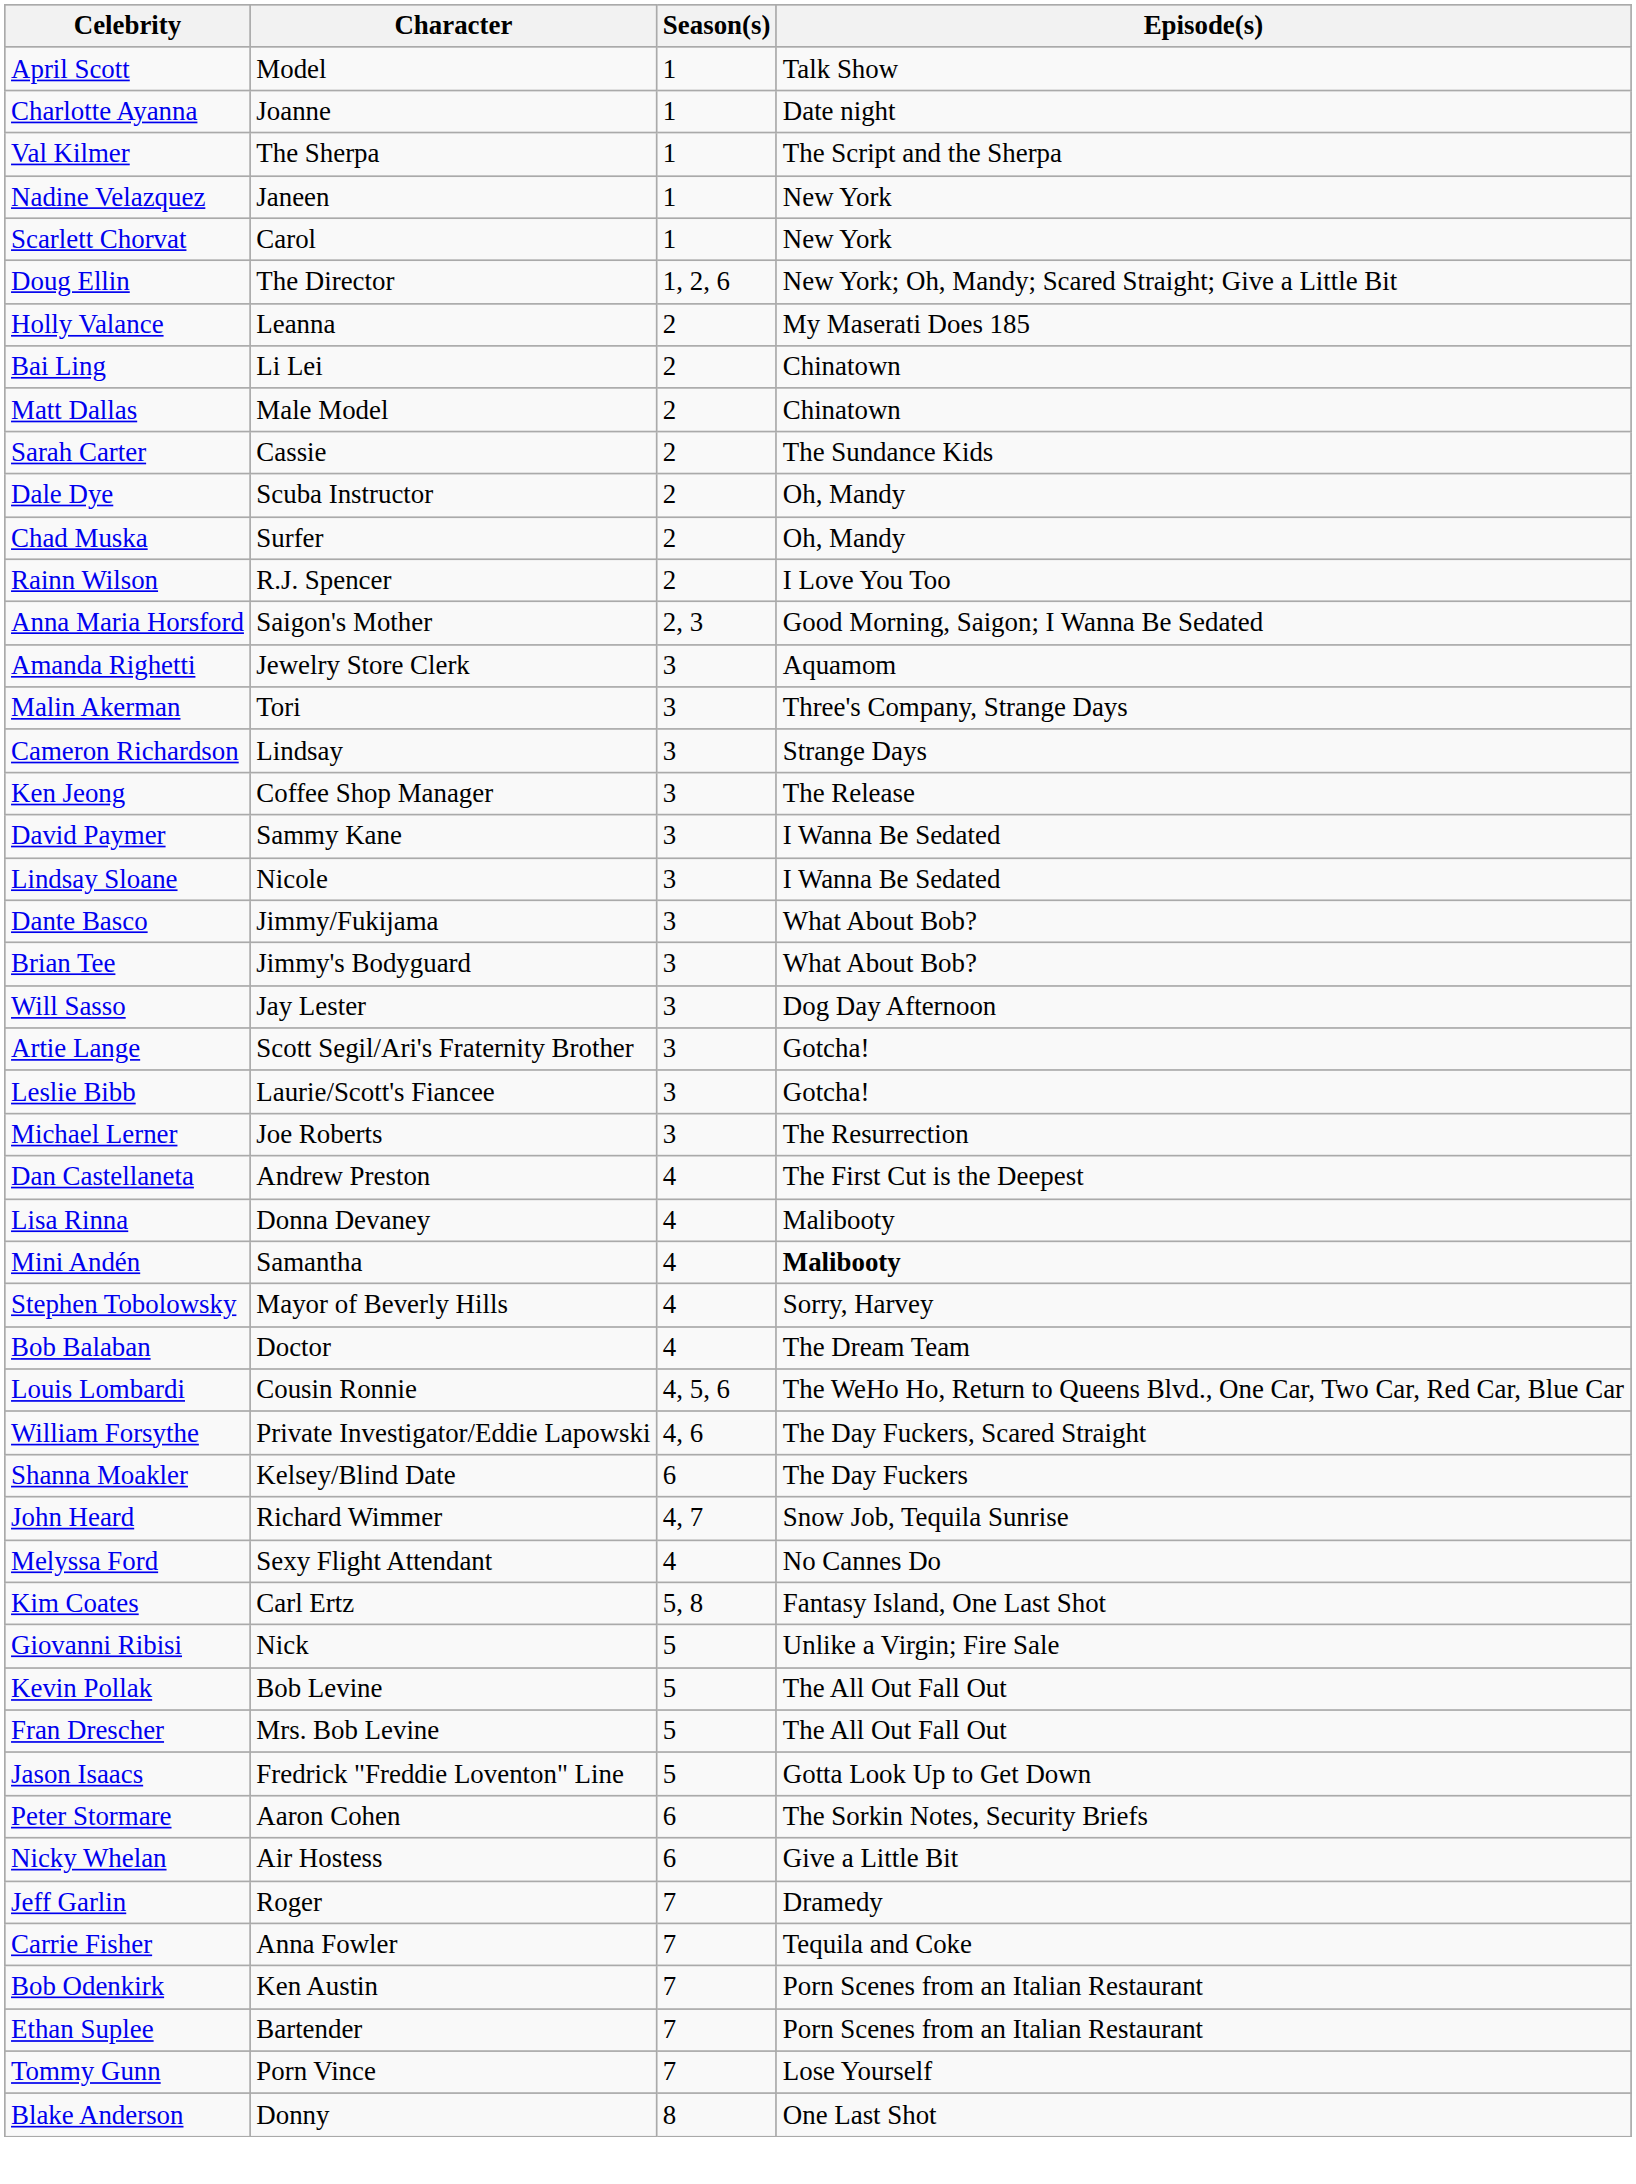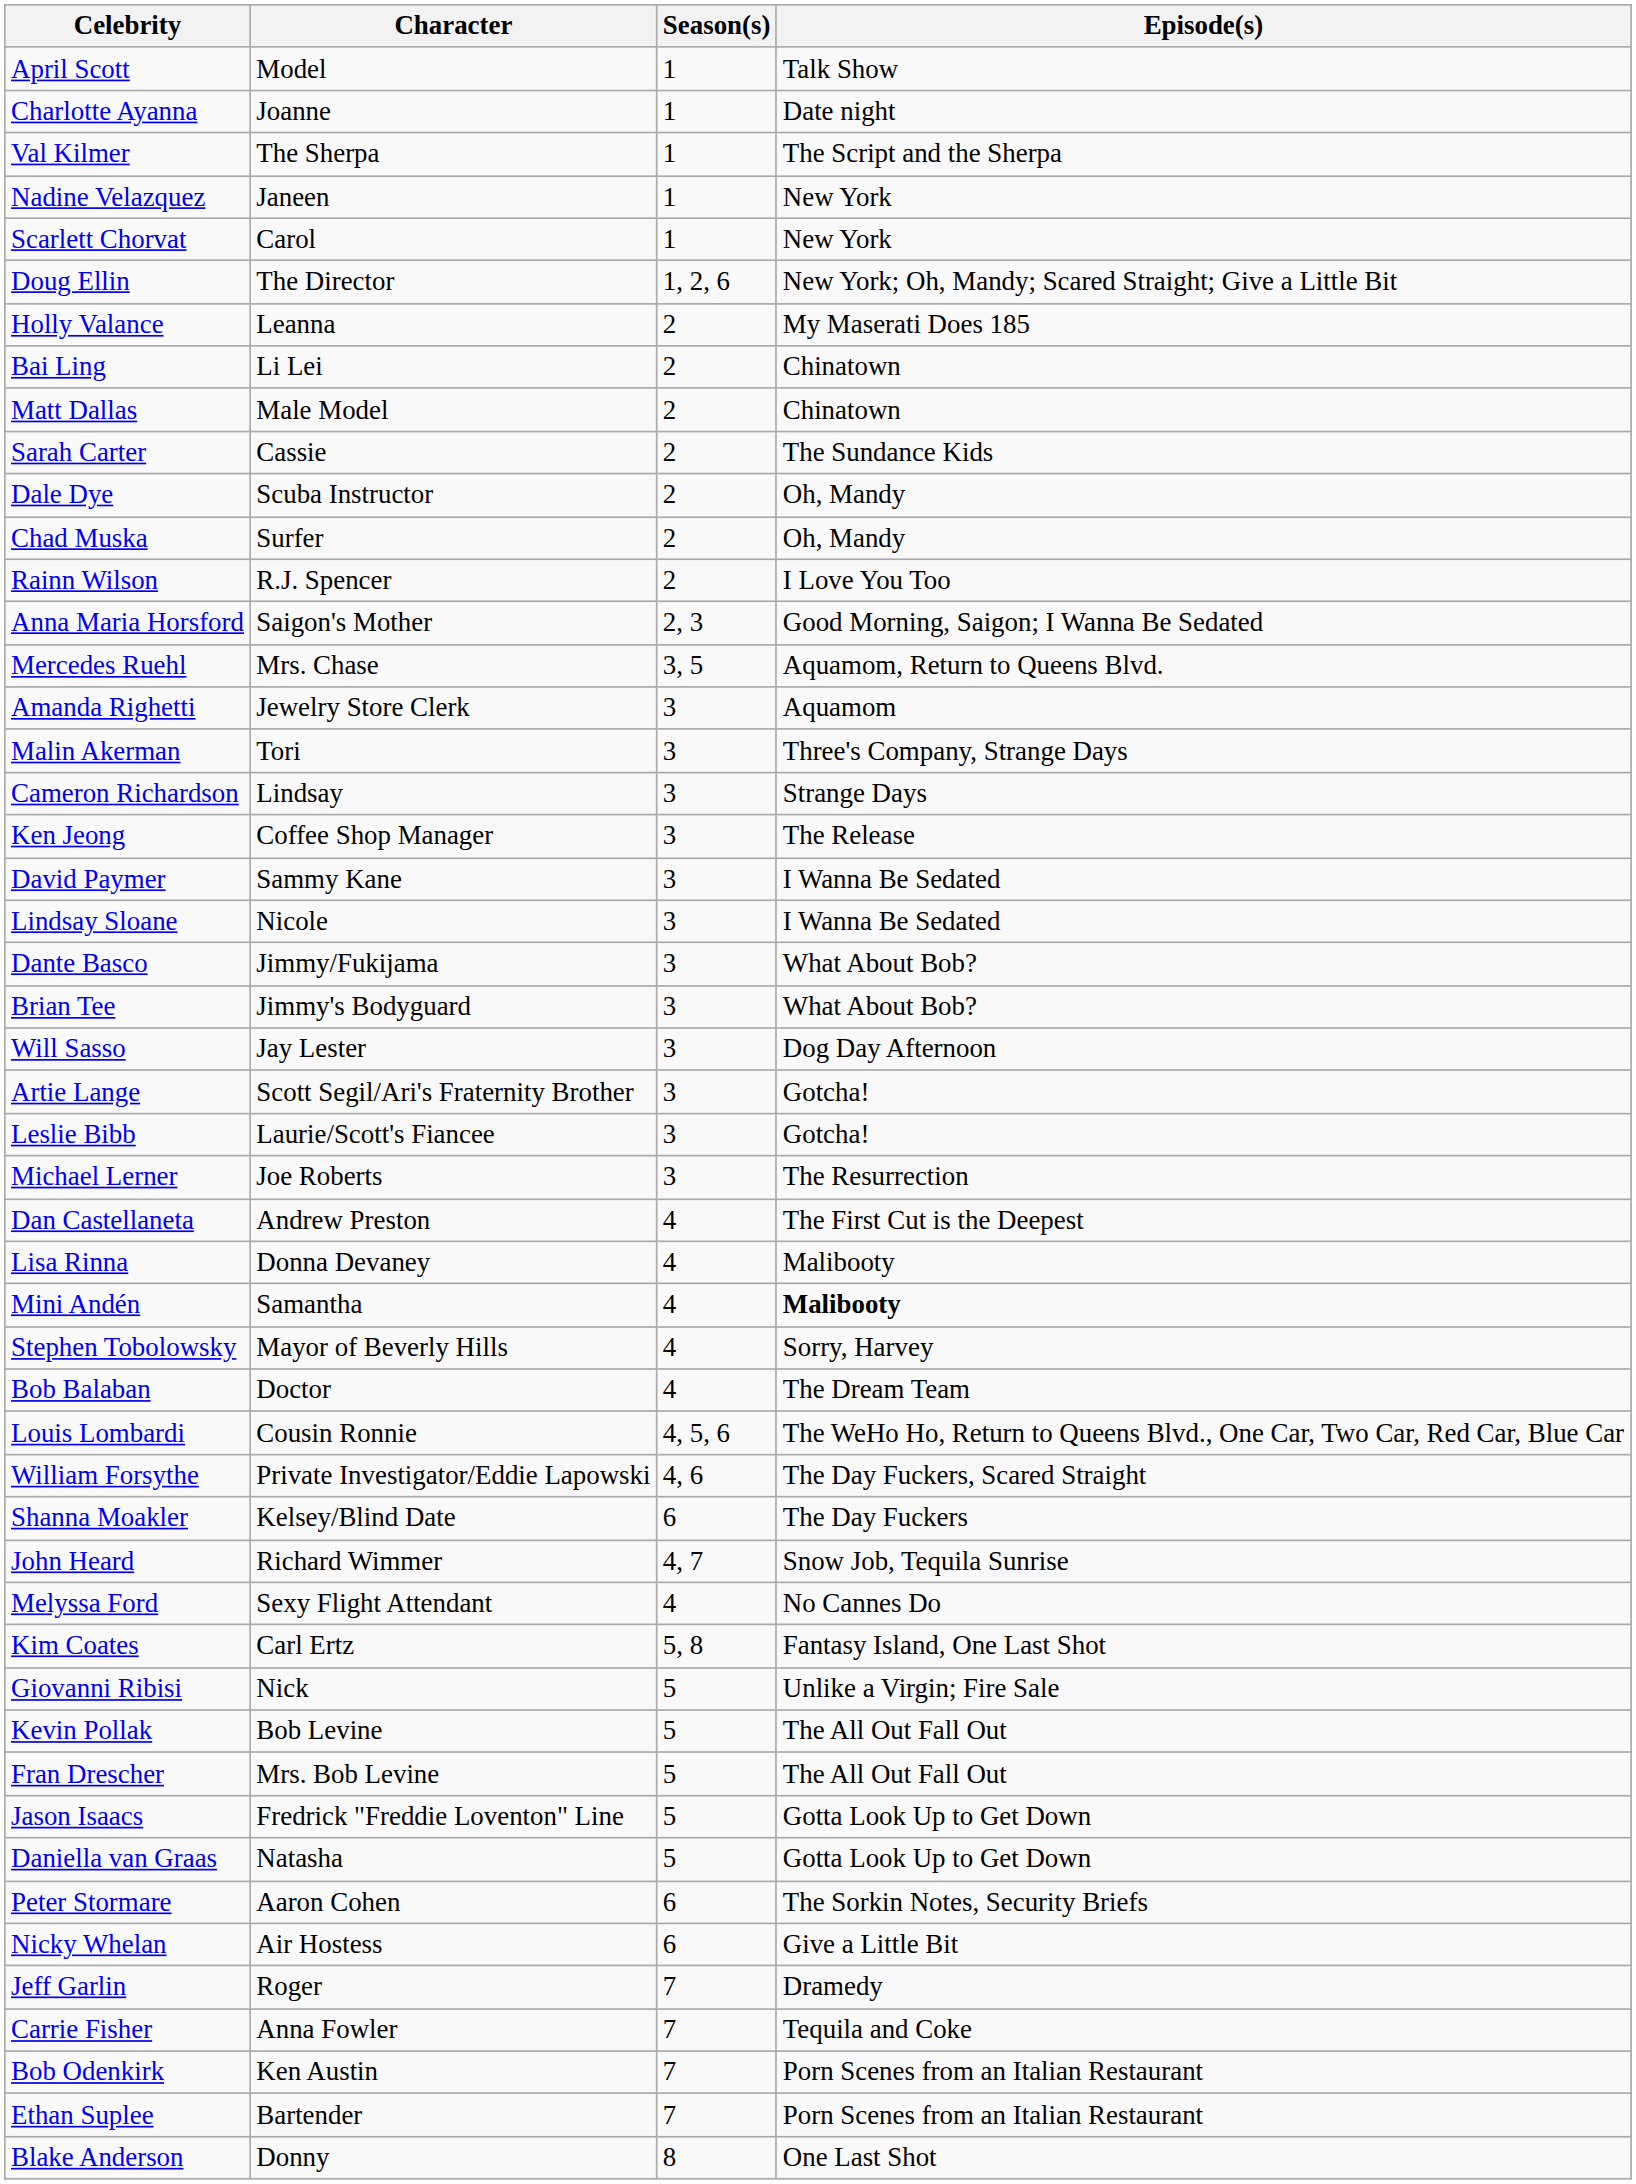+ row: (99, 665)
+ row: (114, 1858)
- row: (86, 2072)
